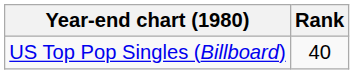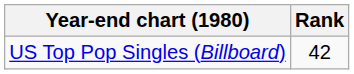(320, 52) 40 -> (320, 52) 42
